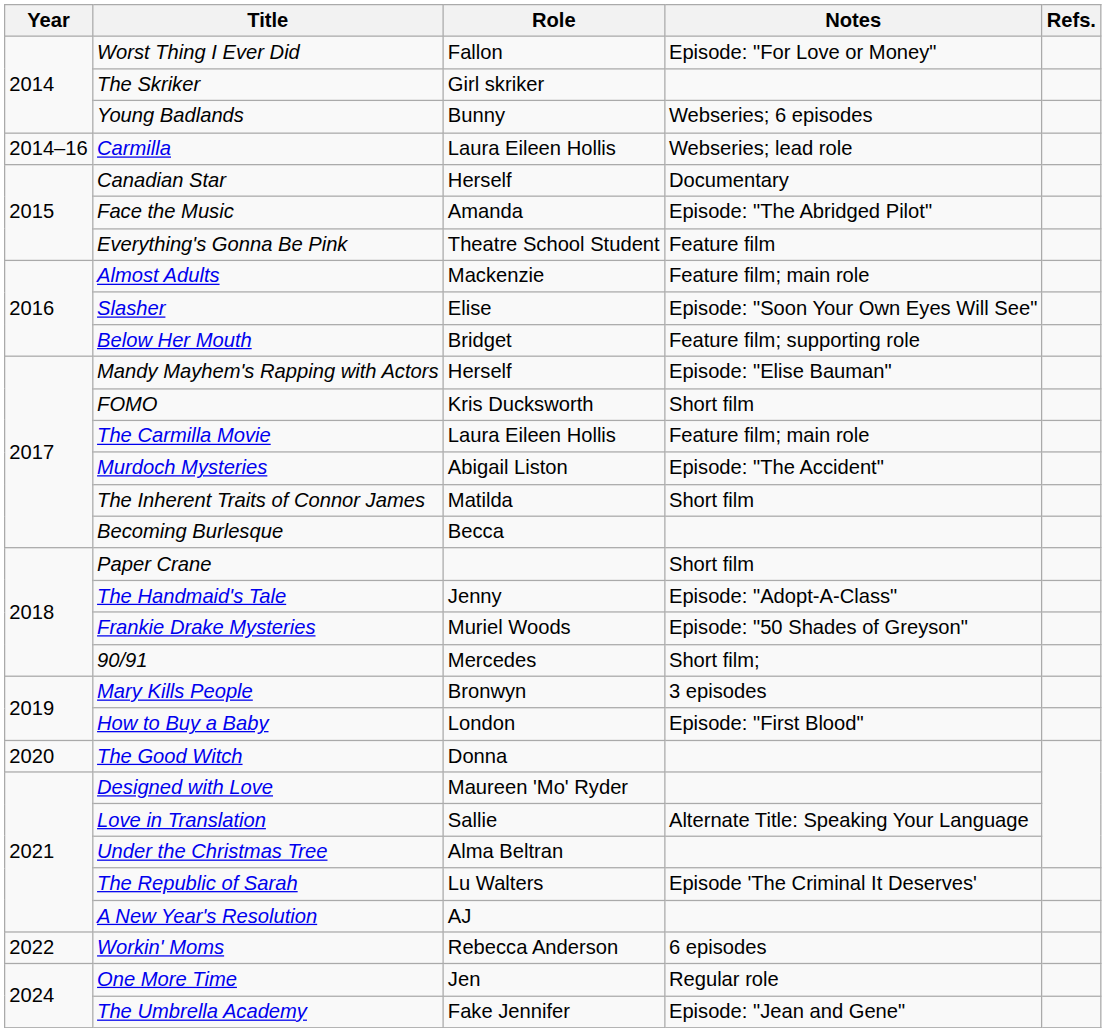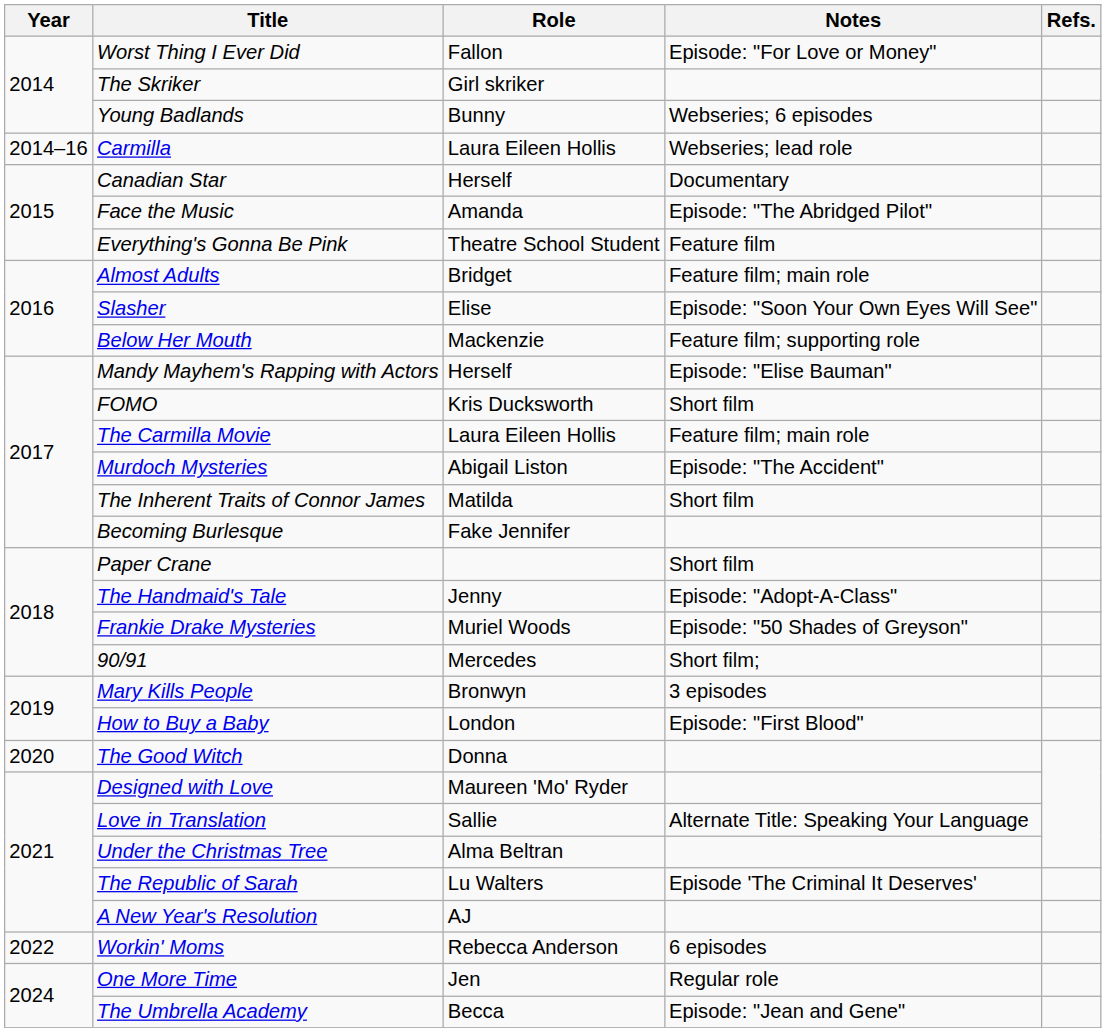(496, 276) Mackenzie -> (480, 276) Bridget
(480, 340) Bridget -> (496, 340) Mackenzie
(476, 532) Becca -> (509, 532) Fake Jennifer
(509, 1011) Fake Jennifer -> (476, 1011) Becca
